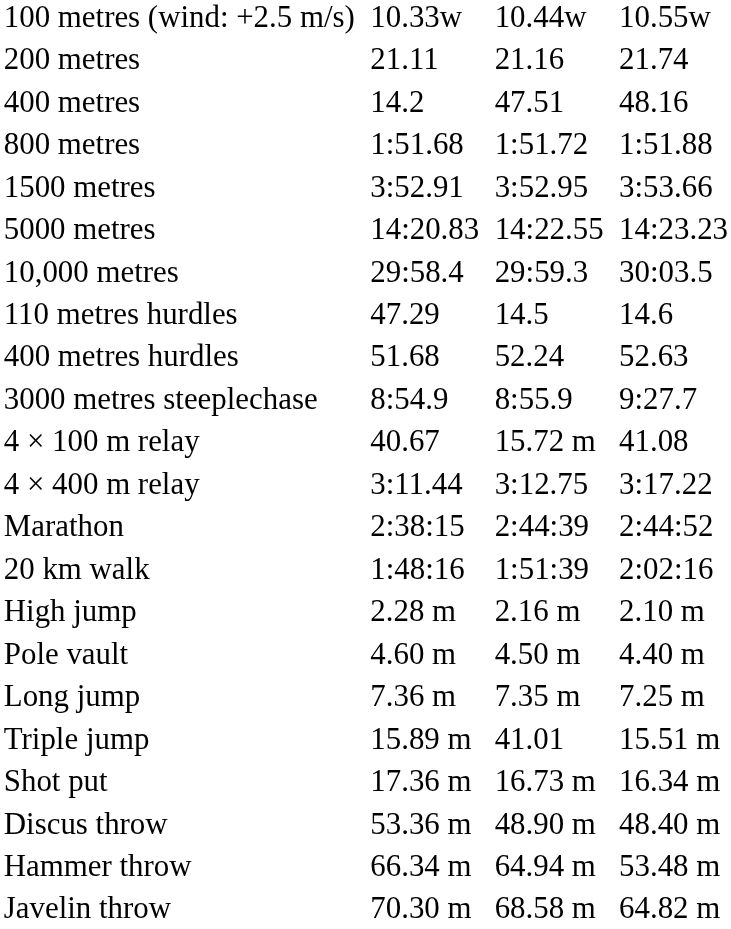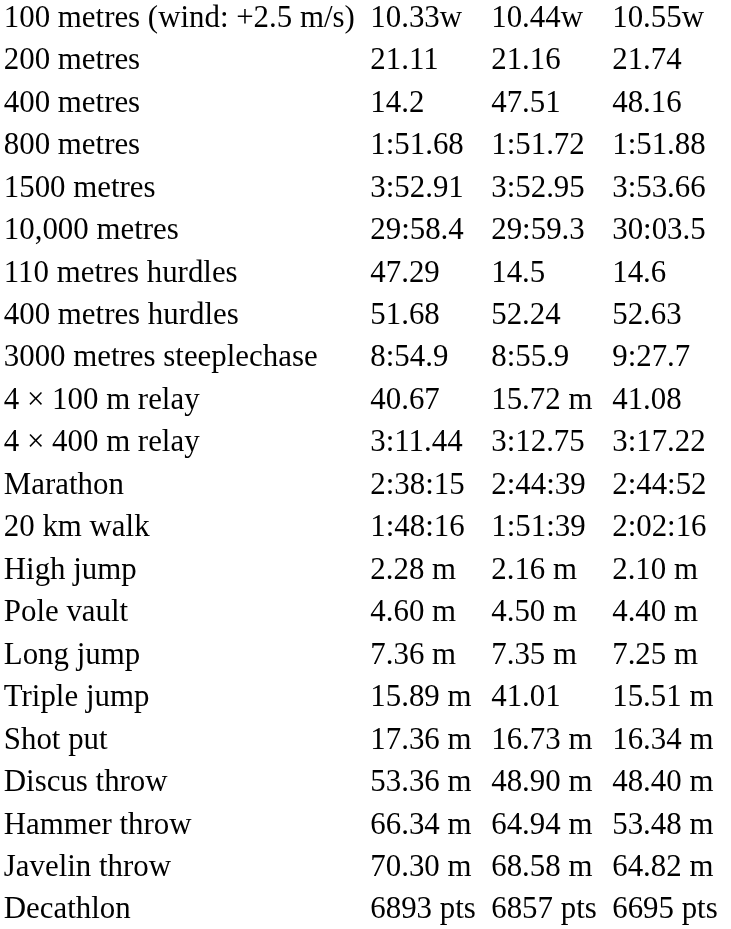- row: (80, 228)
+ row: (67, 908)
